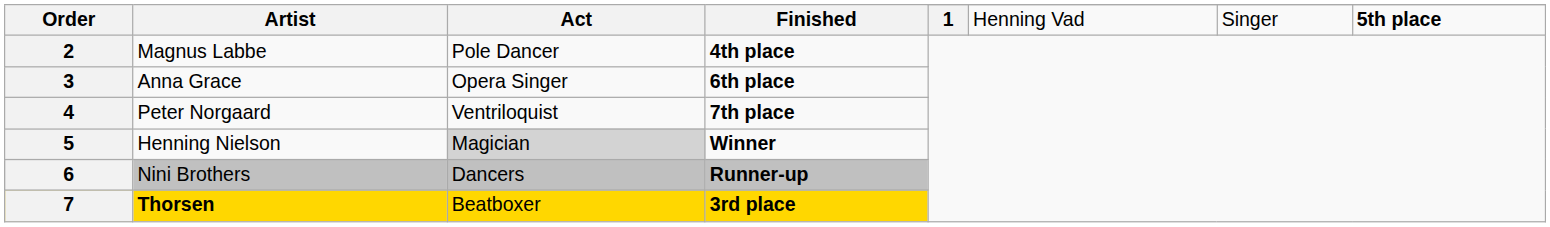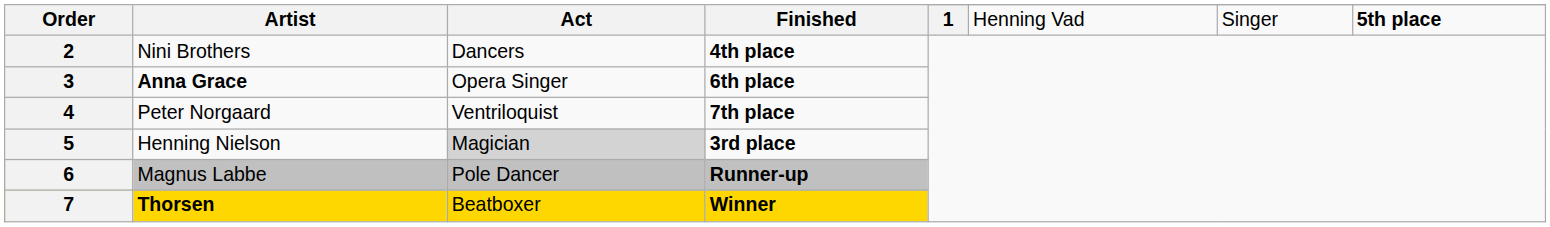(202, 50) Magnus Labbe -> (194, 50) Nini Brothers
(505, 50) Pole Dancer -> (488, 50) Dancers
(190, 81) normal -> (192, 81) bold
(743, 143) Winner -> (753, 143) 3rd place
(194, 174) Nini Brothers -> (202, 174) Magnus Labbe
(488, 174) Dancers -> (505, 174) Pole Dancer
(753, 205) 3rd place -> (743, 205) Winner
